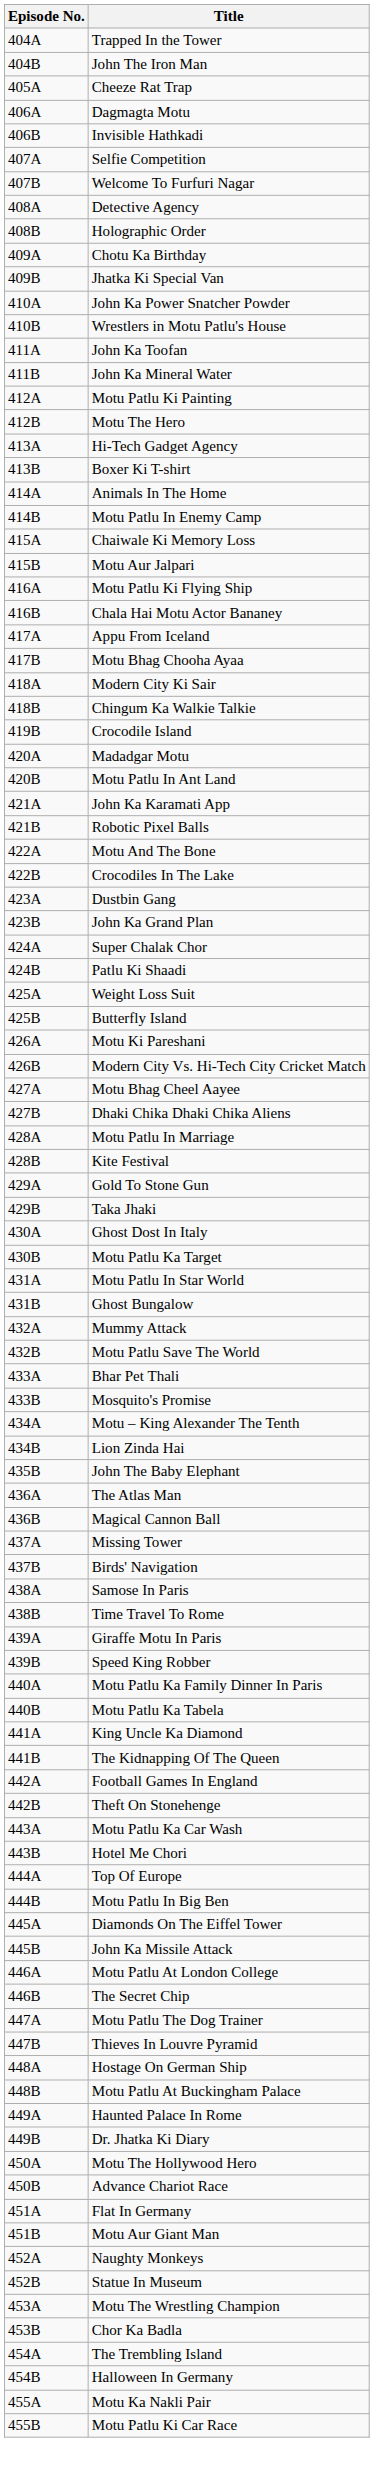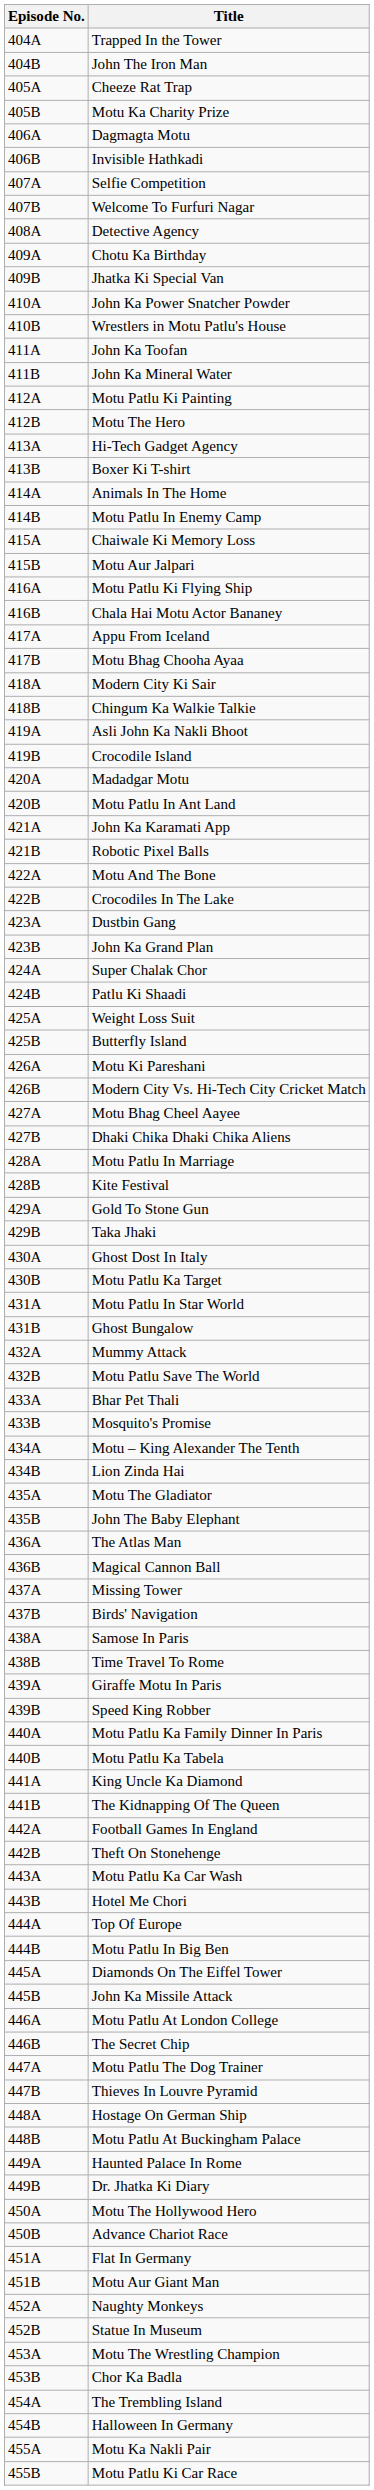+ row: (160, 111)
- row: (149, 231)
+ row: (170, 732)
+ row: (152, 1495)
